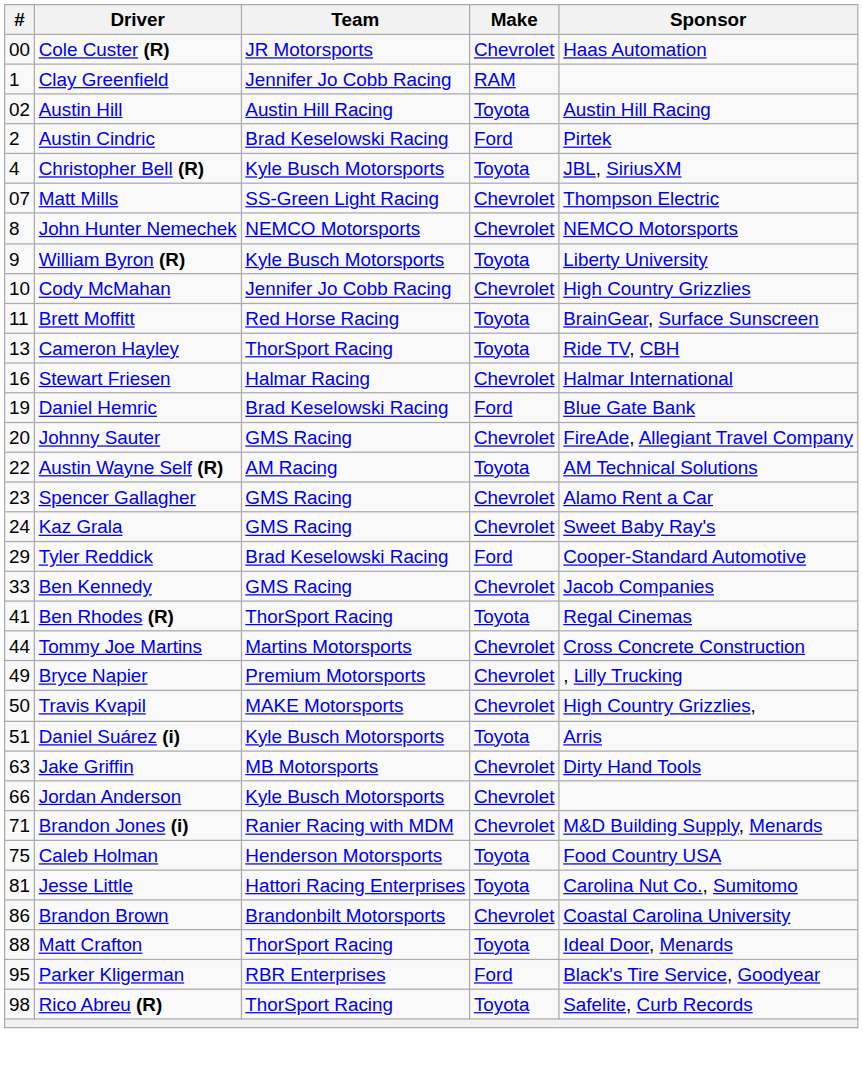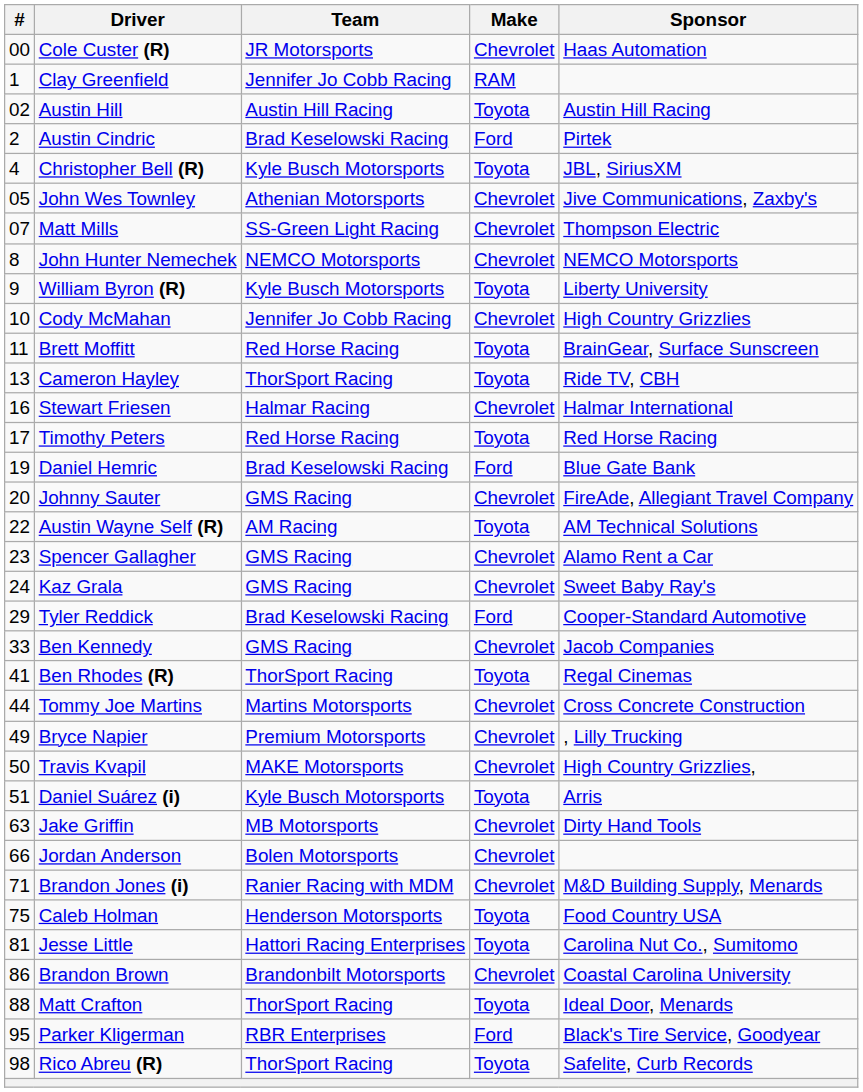+ row: (117, 199)
+ row: (102, 437)
(345, 796) Kyle Busch Motorsports -> (322, 855) Bolen Motorsports
